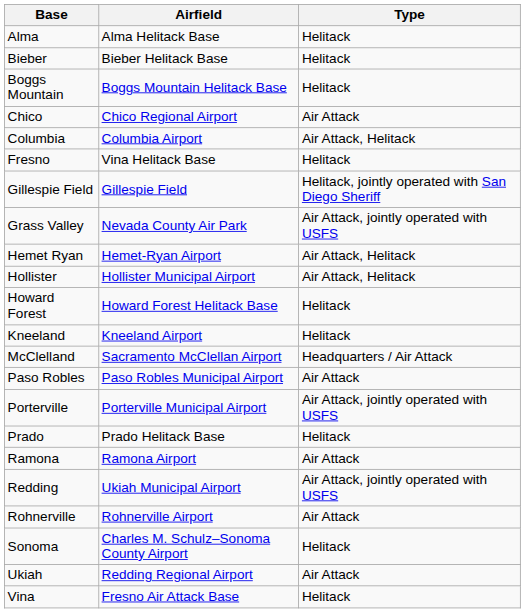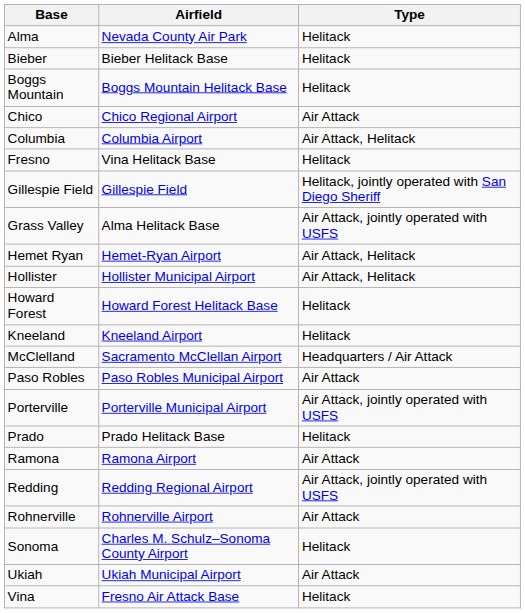(161, 36) Alma Helitack Base -> (174, 36) Nevada County Air Park
(174, 226) Nevada County Air Park -> (161, 226) Alma Helitack Base
(171, 487) Ukiah Municipal Airport -> (177, 487) Redding Regional Airport
(177, 575) Redding Regional Airport -> (171, 575) Ukiah Municipal Airport
